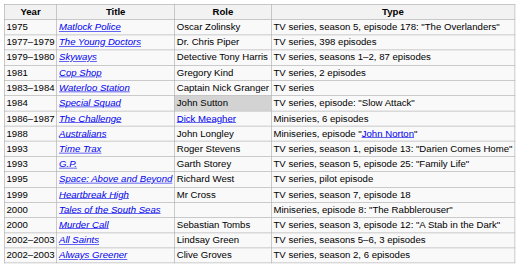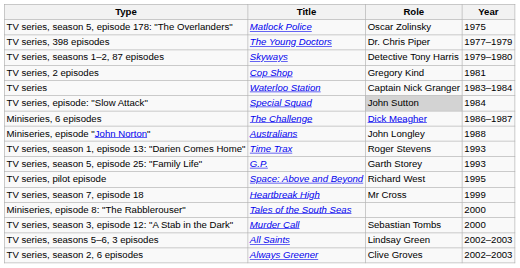columns swapped: (31, 12) <-> (393, 12)
